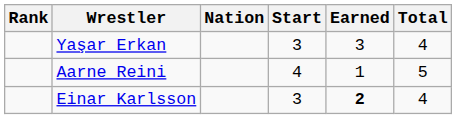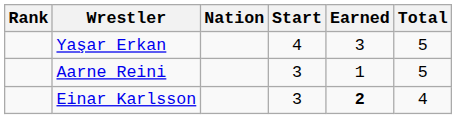(297, 45) 3 -> (297, 45) 4
(423, 45) 4 -> (423, 45) 5
(297, 72) 4 -> (297, 72) 3
